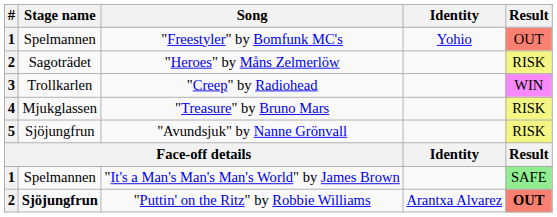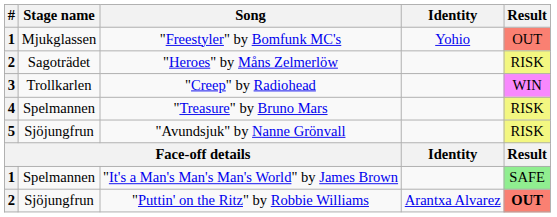(60, 39) Spelmannen -> (59, 39) Mjukglassen
(60, 108) Mjukglassen -> (59, 108) Spelmannen
(60, 200) bold -> (59, 200) normal
